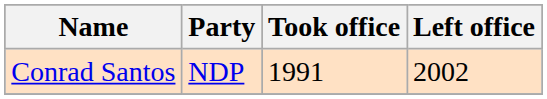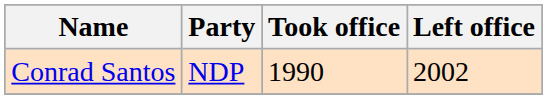(296, 71) 1991 -> (296, 71) 1990
